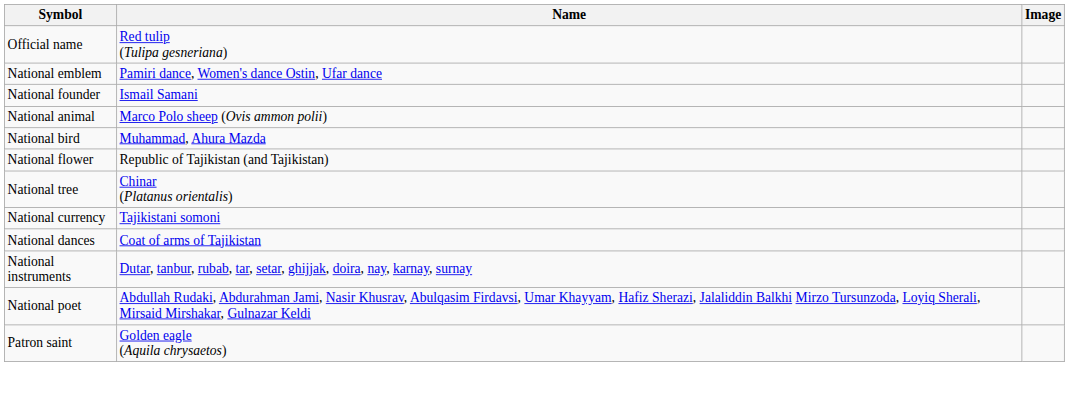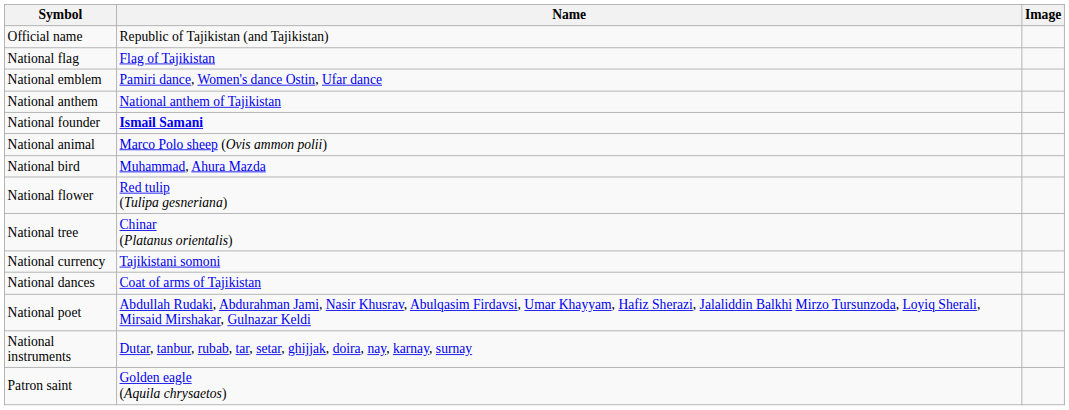(173, 44) Red tulip (Tulipa gesneriana) -> (224, 36) Republic of Tajikistan (and Tajikistan)
+ row: (43, 58)
+ row: (53, 101)
(159, 95) normal -> (161, 123) bold
(224, 159) Republic of Tajikistan (and Tajikistan) -> (173, 195) Red tulip (Tulipa gesneriana)
rows swapped: (39, 269) <-> (44, 306)
